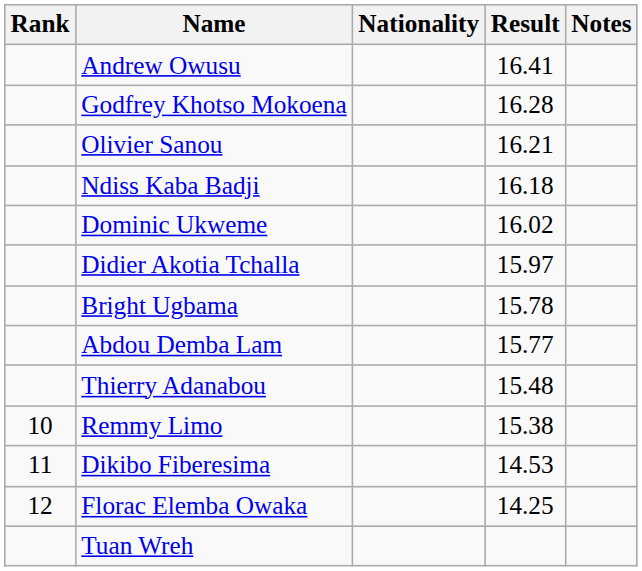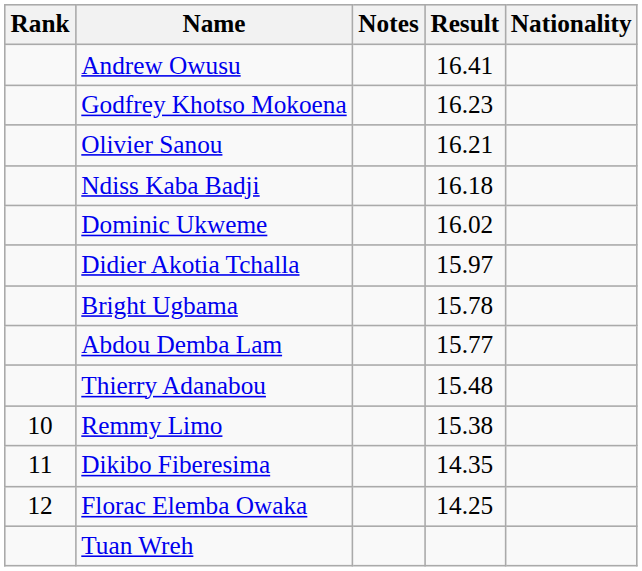columns swapped: (419, 24) <-> (601, 24)
(525, 104) 16.28 -> (465, 104) 16.23
(525, 465) 14.53 -> (465, 465) 14.35
